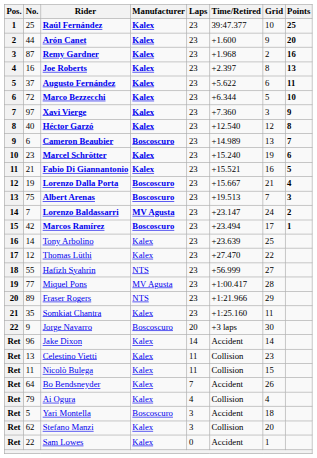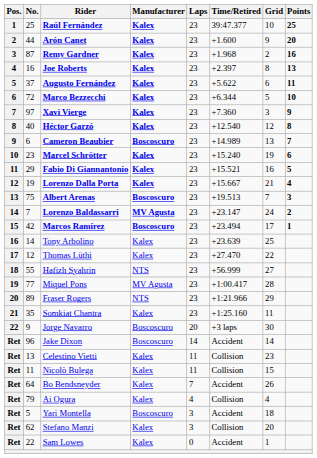(30, 169) 21 -> (30, 169) 29
(153, 183) Boscoscuro -> (143, 183) Kalex
(143, 341) Kalex -> (153, 341) Boscoscuro
